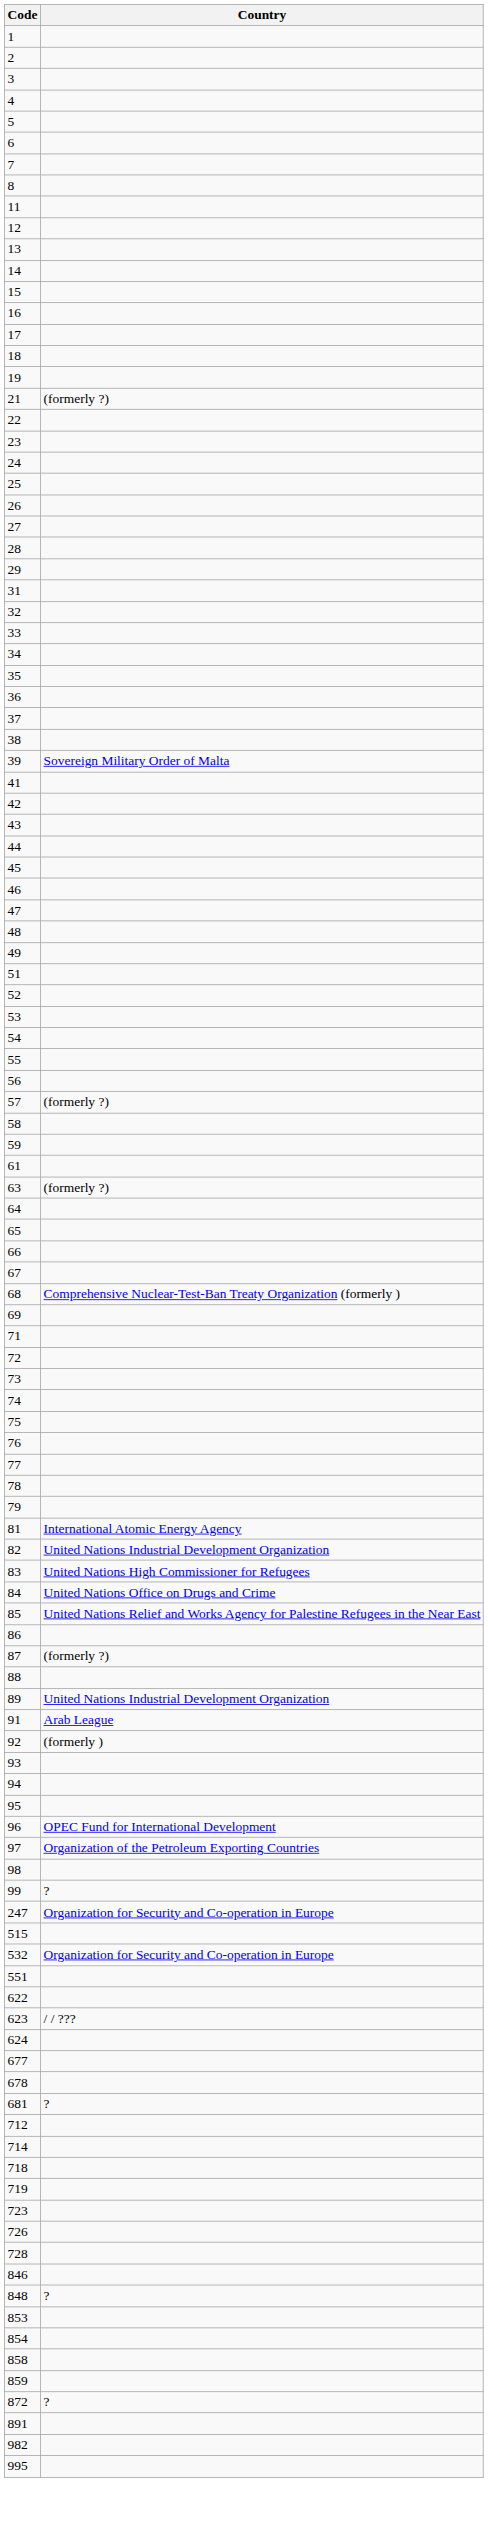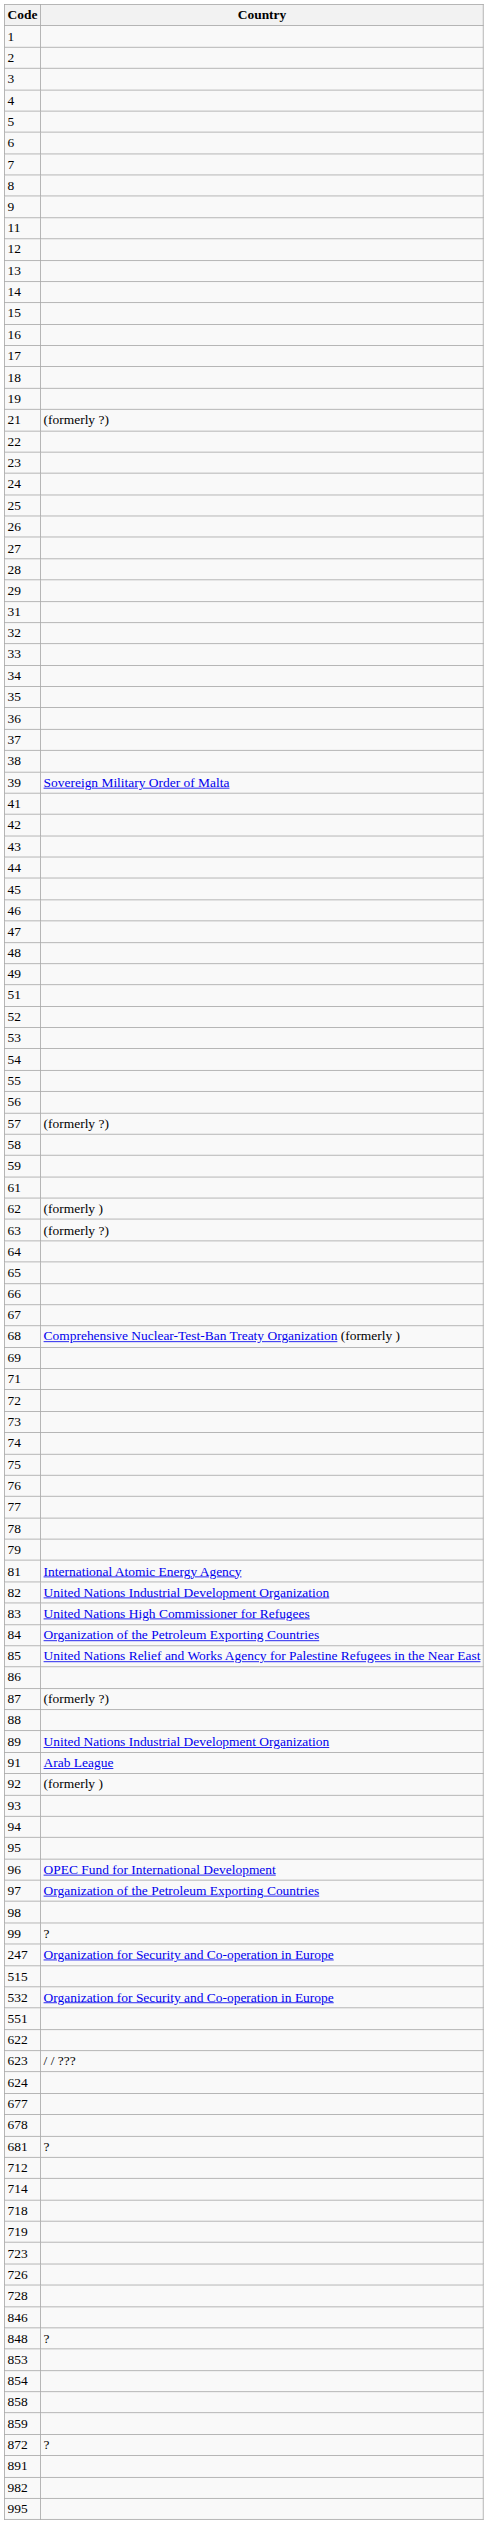+ row: (11, 206)
+ row: (14, 1208)
(160, 1592) United Nations Office on Drugs and Crime -> (181, 1635) Organization of the Petroleum Exporting Countries
